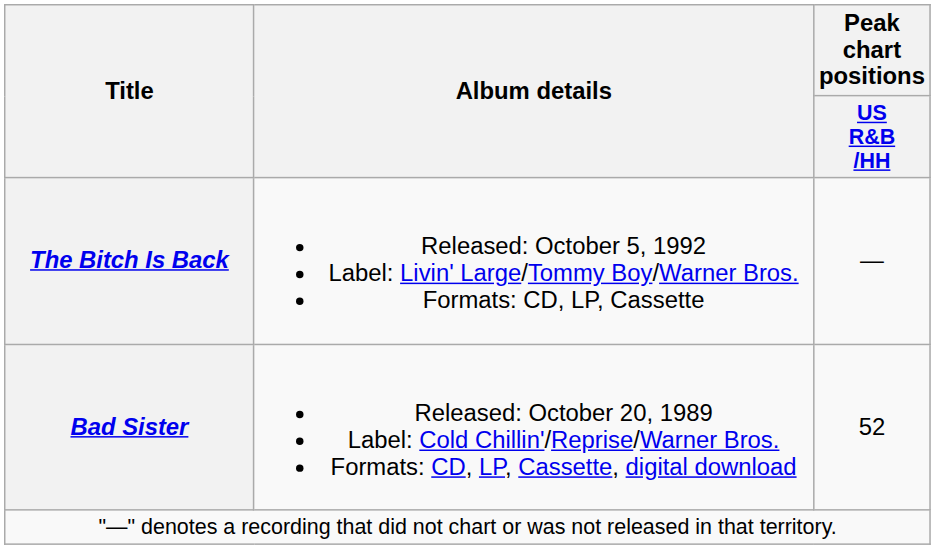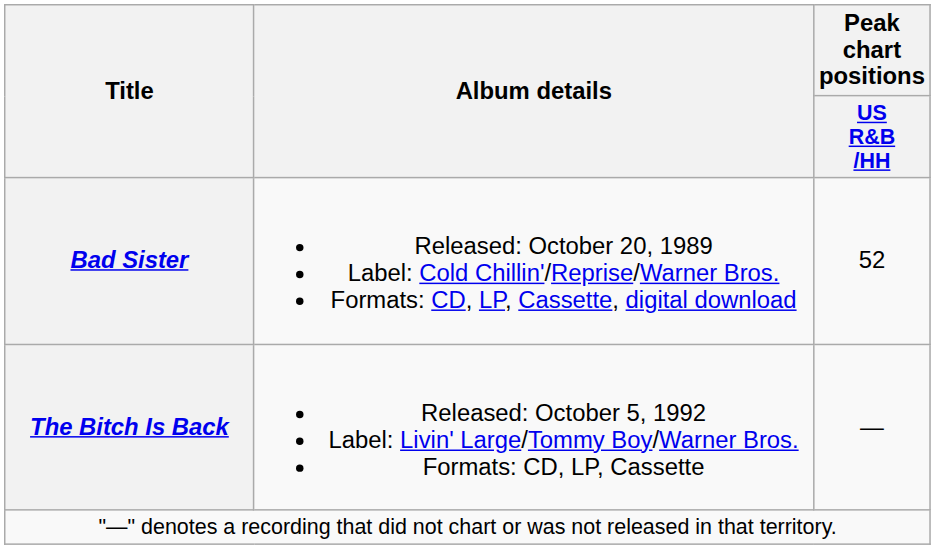rows swapped: (129, 426) <-> (129, 260)
